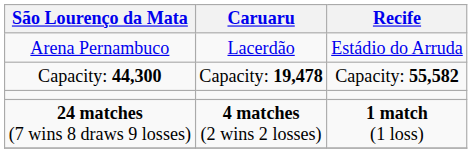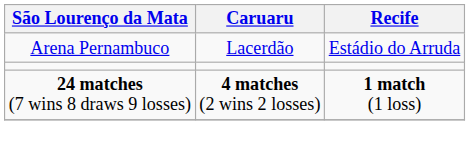- row: (100, 76)
